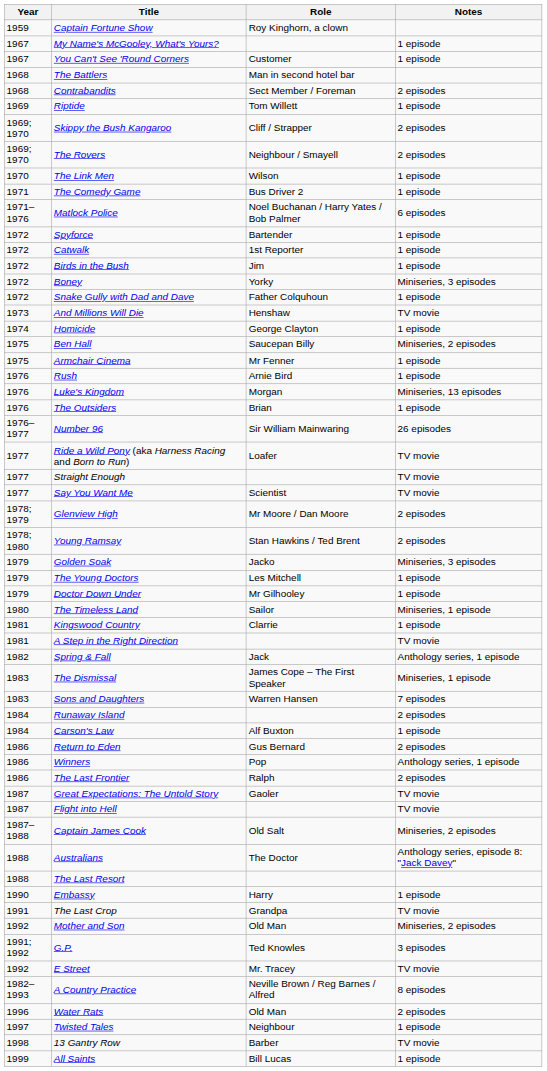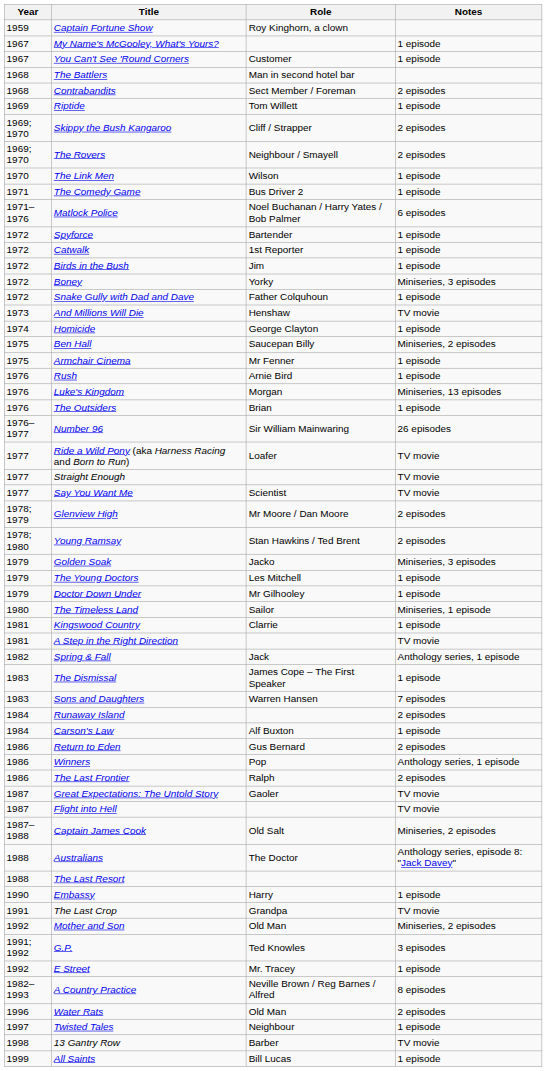(444, 678) Miniseries, 1 episode -> (419, 678) 1 episode
(419, 968) TV movie -> (419, 968) 1 episode
